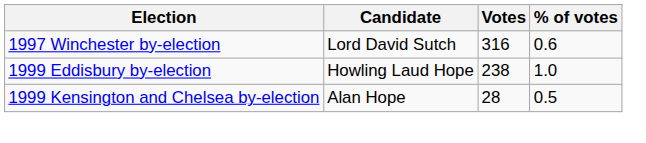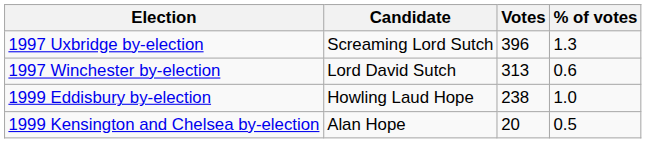+ row: (106, 44)
(496, 44) 316 -> (515, 71) 313
(491, 97) 28 -> (510, 124) 20
